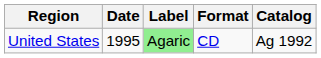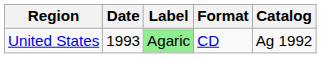(123, 40) 1995 -> (123, 40) 1993
